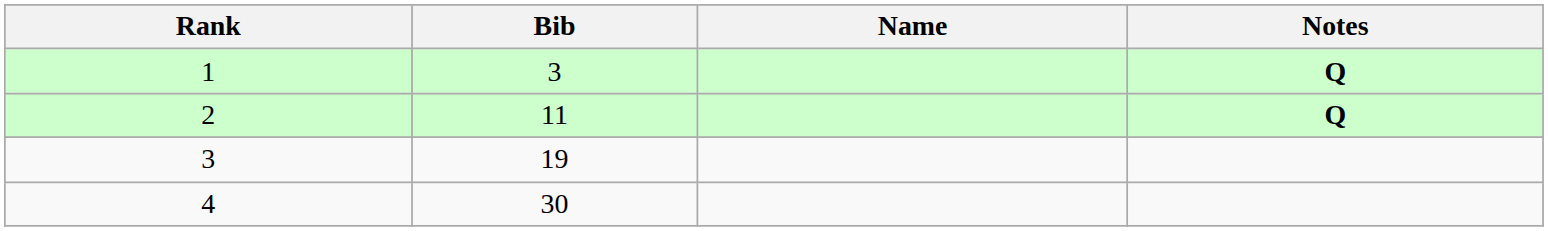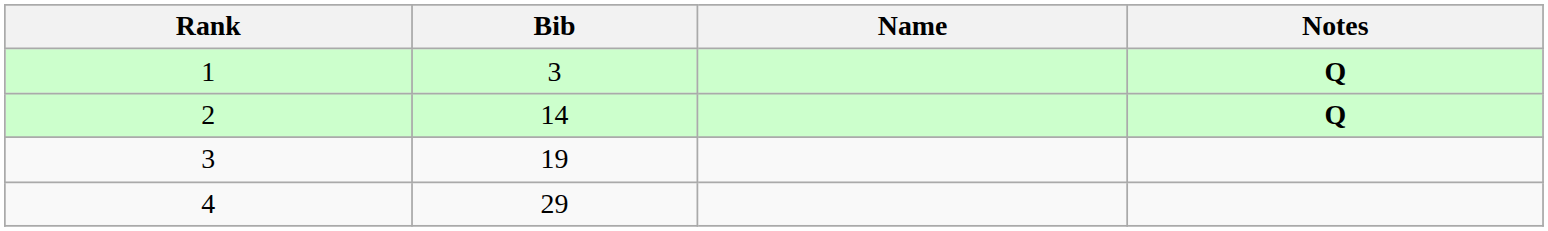(554, 114) 11 -> (554, 114) 14
(554, 203) 30 -> (554, 203) 29
